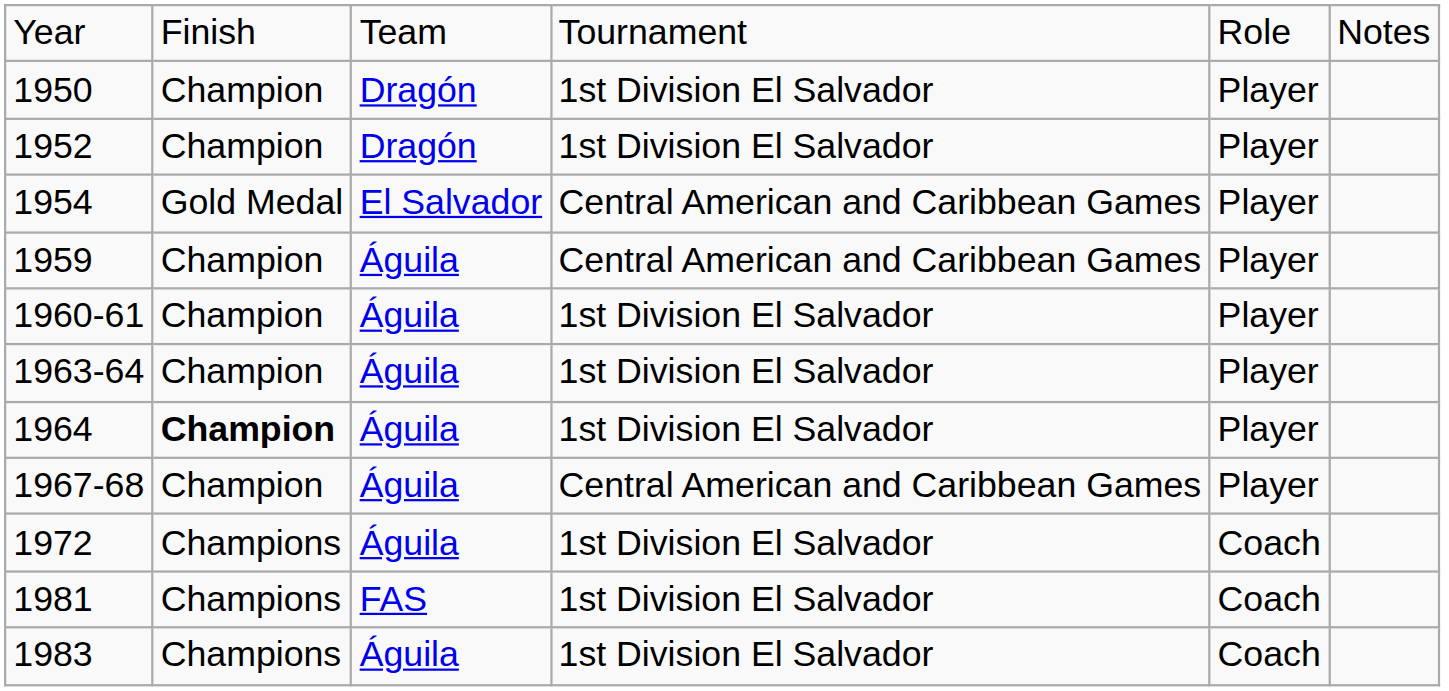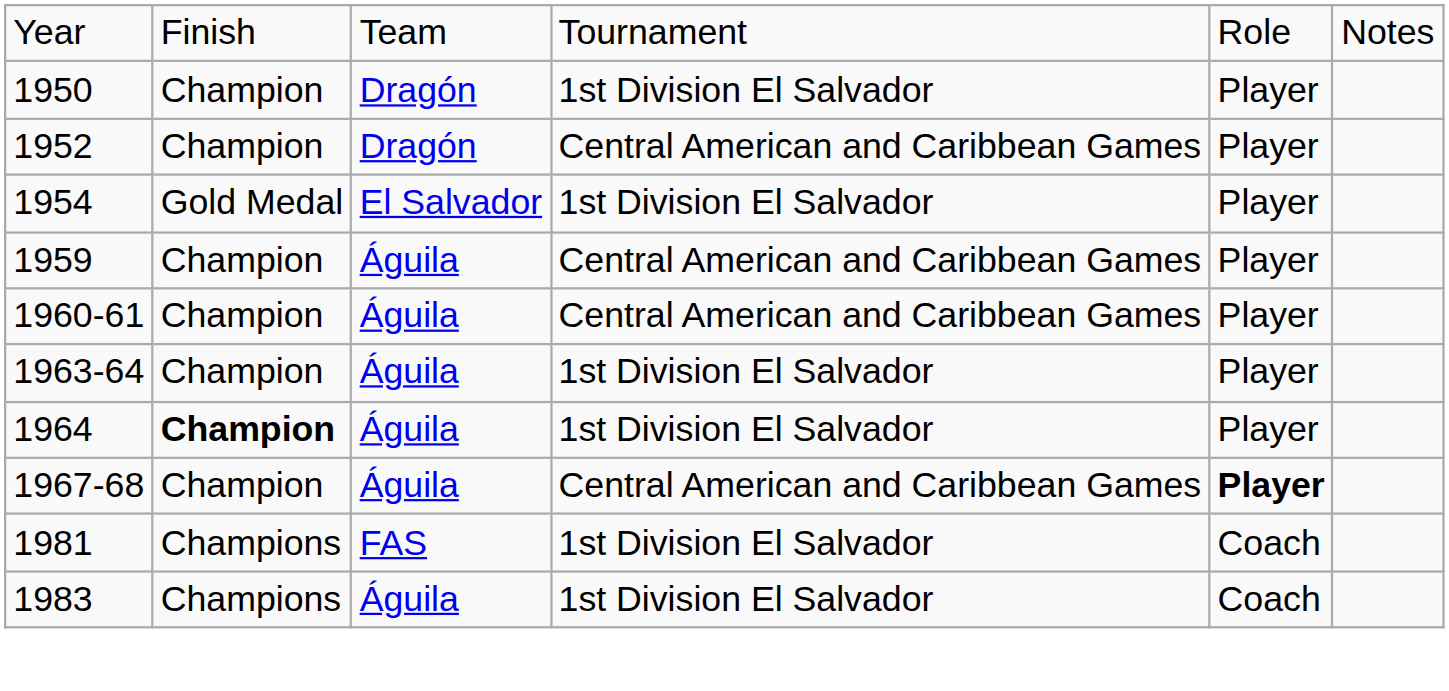(746, 145) 1st Division El Salvador -> (880, 145) Central American and Caribbean Games
(880, 202) Central American and Caribbean Games -> (746, 202) 1st Division El Salvador
(746, 315) 1st Division El Salvador -> (880, 315) Central American and Caribbean Games
(1268, 485) normal -> (1271, 485) bold
- row: (53, 542)
